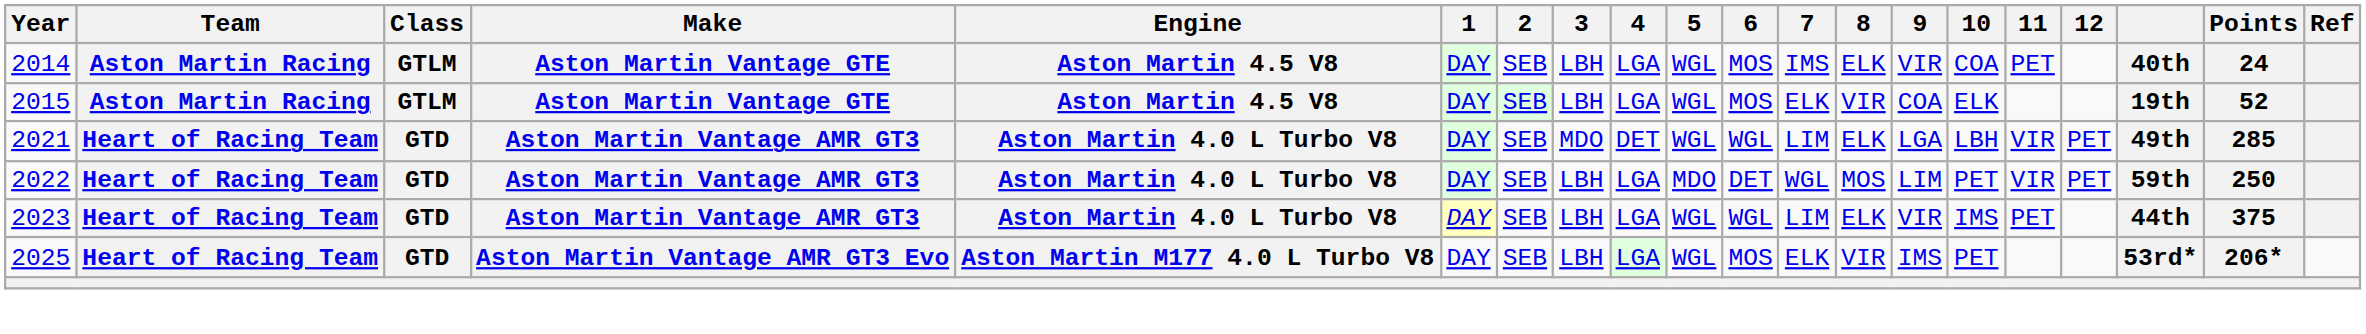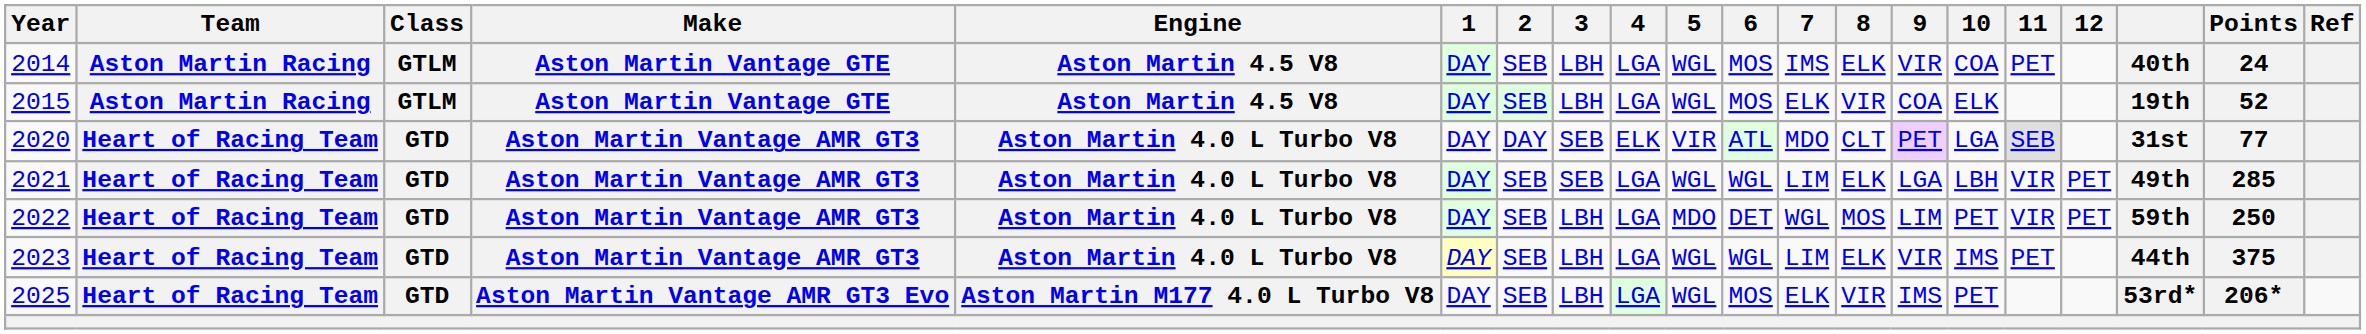+ row: (41, 141)
(1581, 141) MDO -> (1581, 180) SEB
(1638, 141) DET -> (1638, 180) LGA
